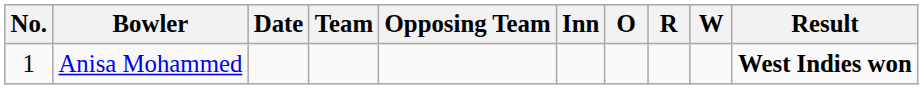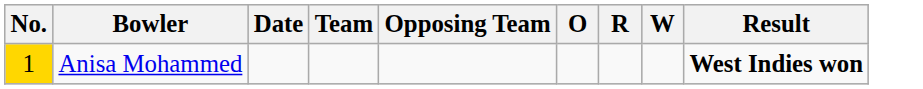- column: (581, 24)
(29, 63) no background -> (29, 63) gold background
